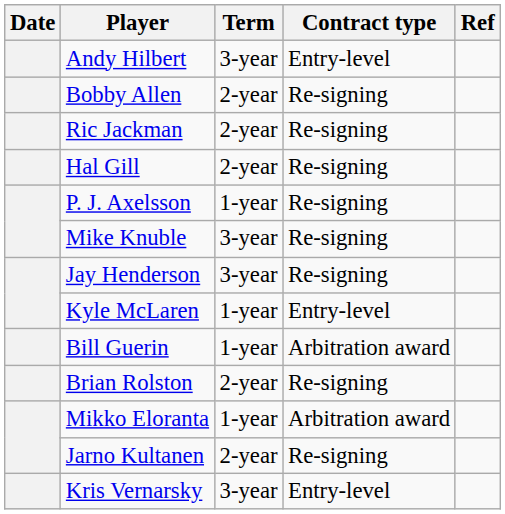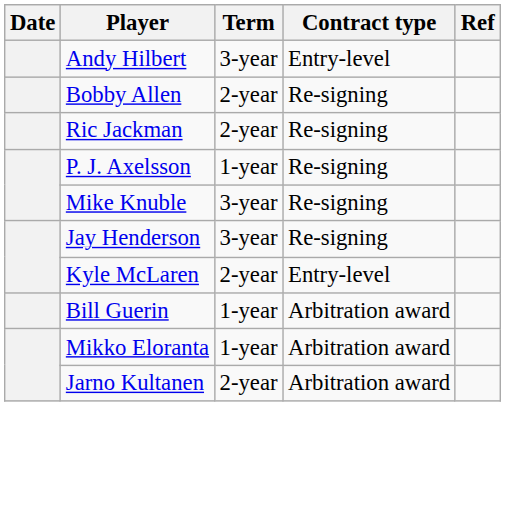- row: (103, 166)
(249, 310) 1-year -> (249, 274) 2-year
- row: (129, 382)
(338, 454) Re-signing -> (369, 382) Arbitration award
- row: (134, 490)
